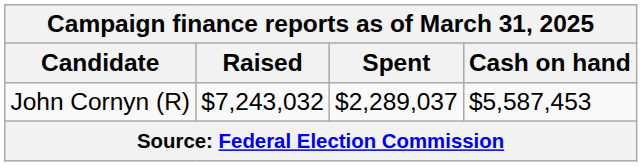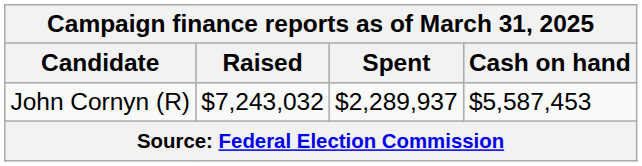(396, 101) $2,289,037 -> (396, 101) $2,289,937
